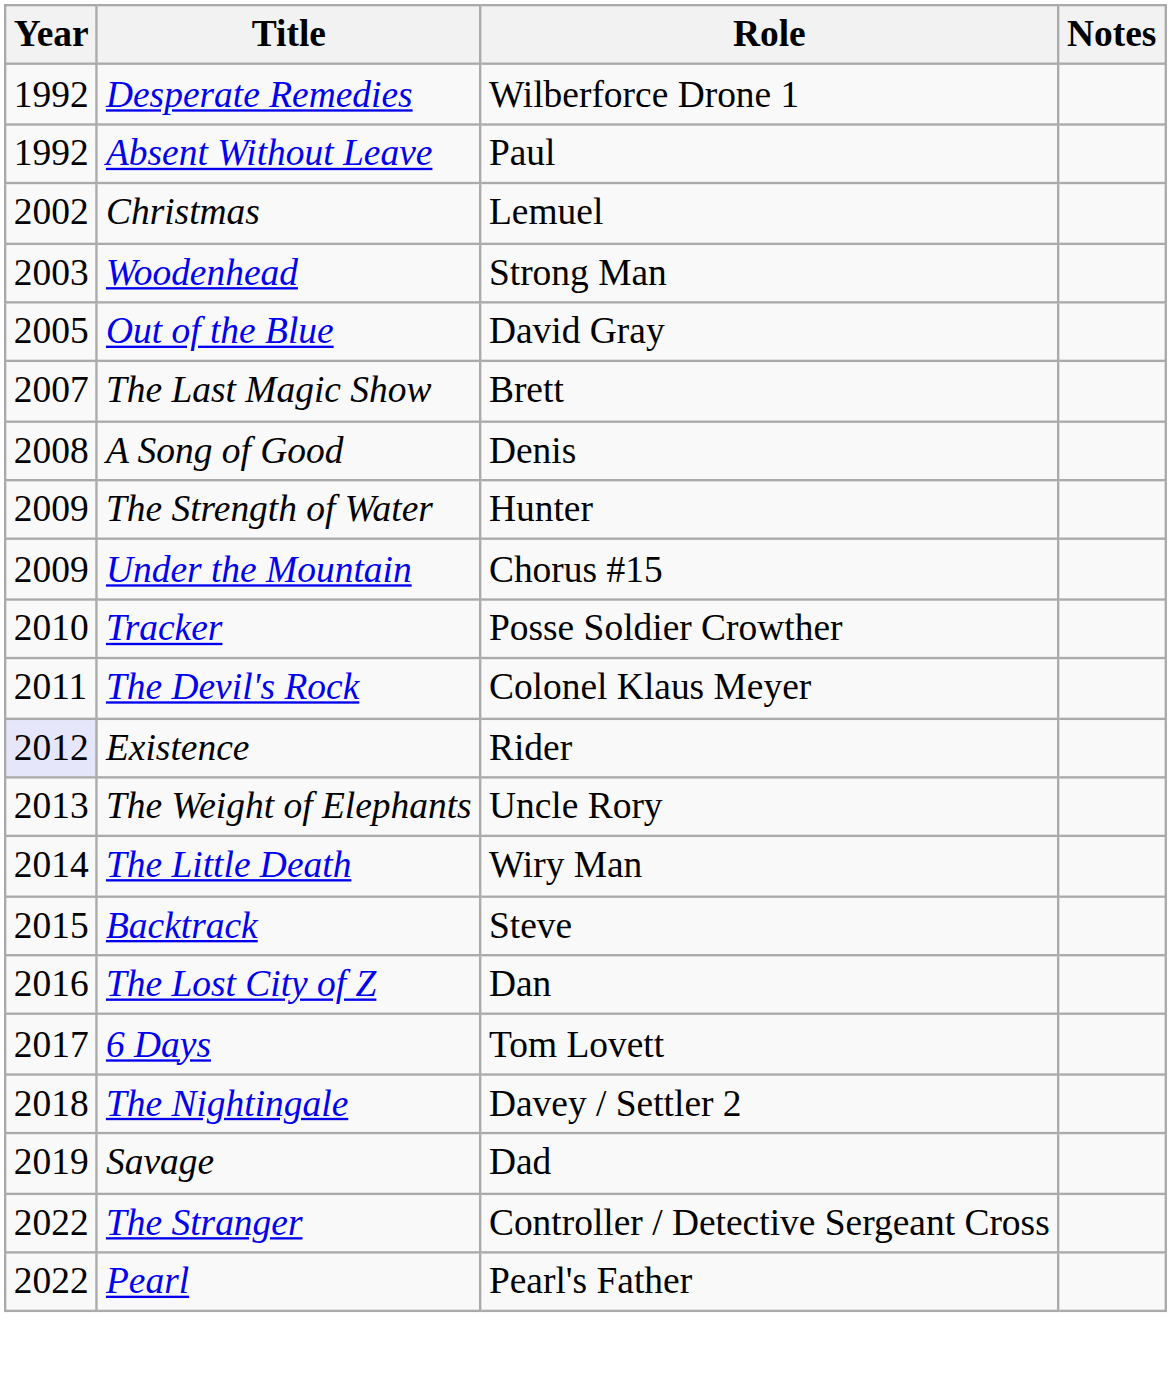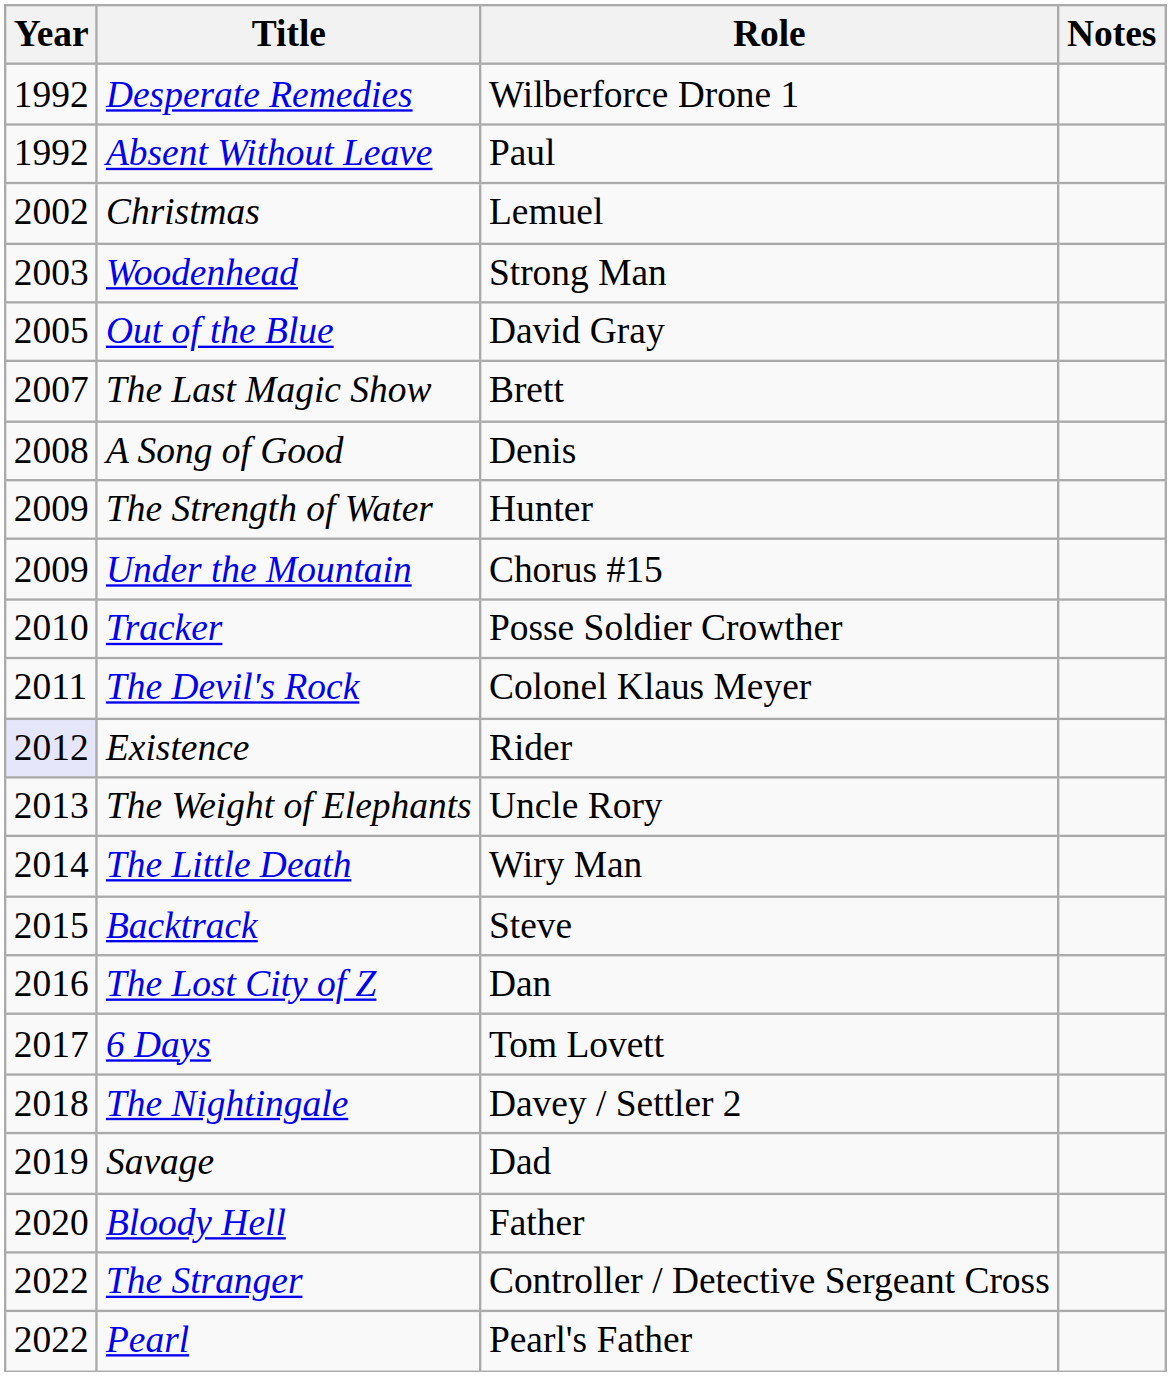+ row: (196, 1221)
